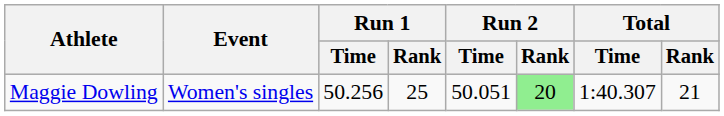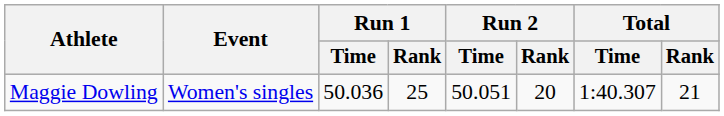(353, 92) 50.256 -> (353, 92) 50.036
(545, 92) lightgreen background -> (545, 92) no background
